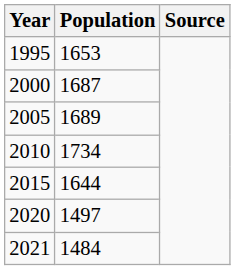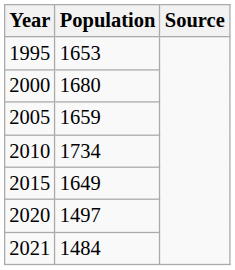(80, 85) 1687 -> (80, 85) 1680
(80, 118) 1689 -> (80, 118) 1659
(80, 183) 1644 -> (80, 183) 1649
